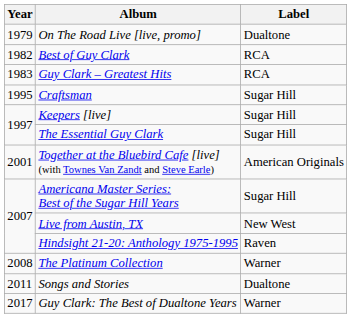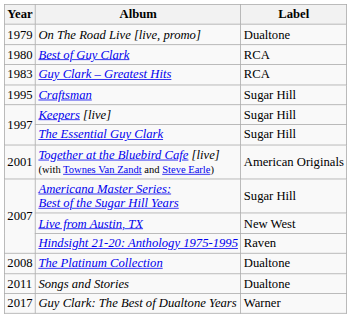(20, 54) 1982 -> (20, 54) 1980
(262, 263) Warner -> (267, 263) Dualtone
